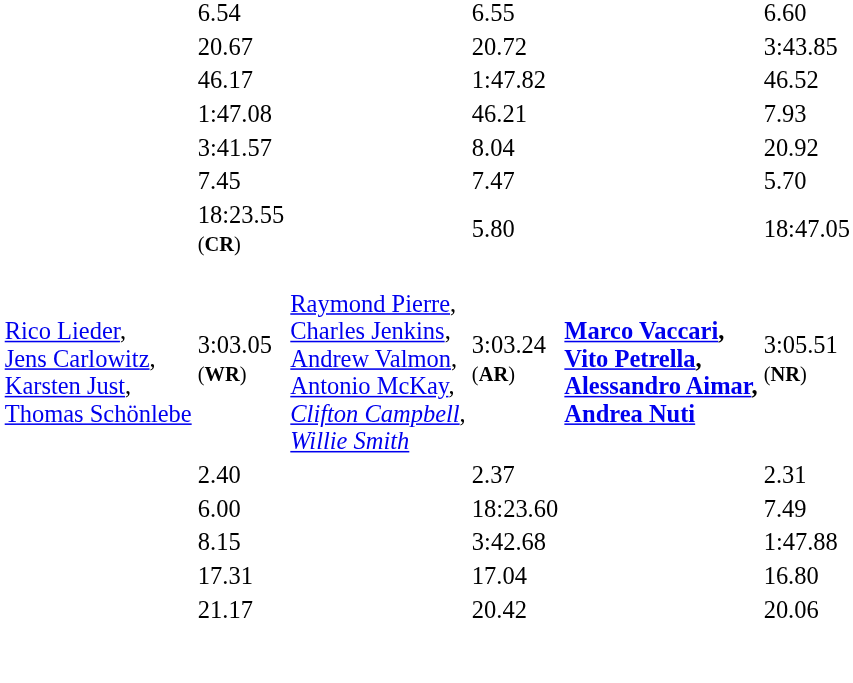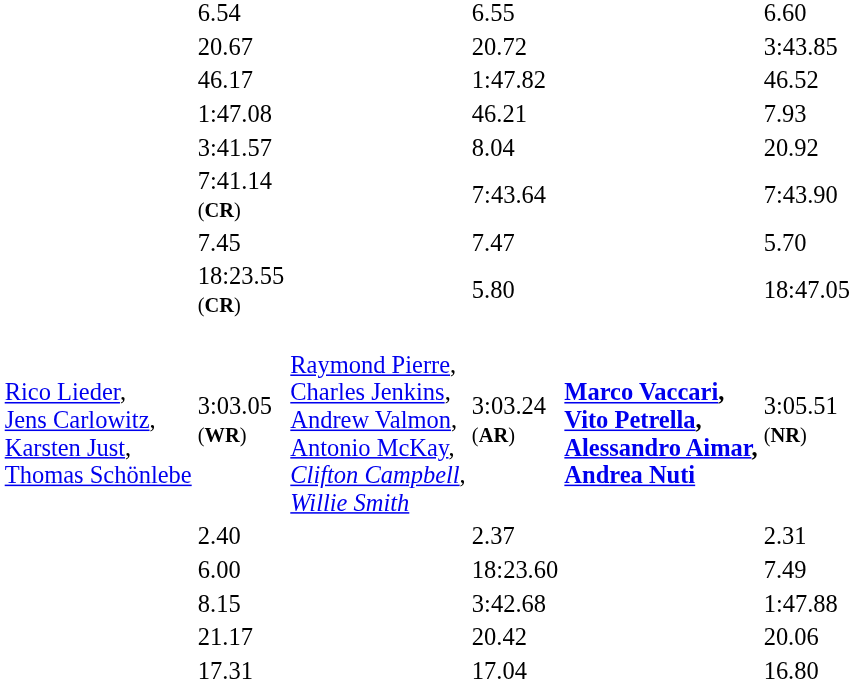+ row: (98, 195)
rows swapped: (98, 576) <-> (98, 610)
